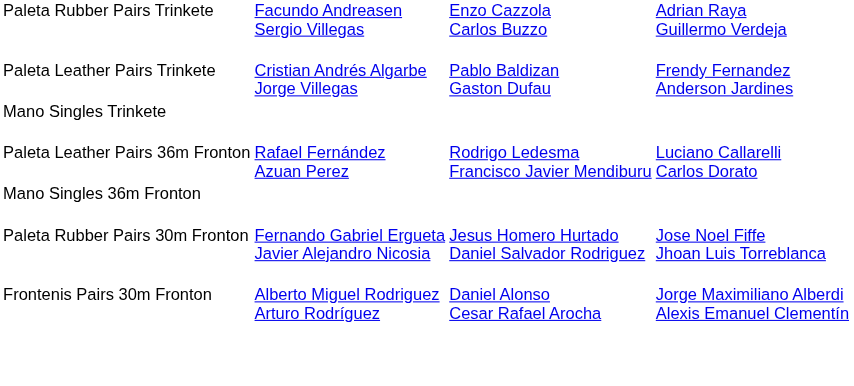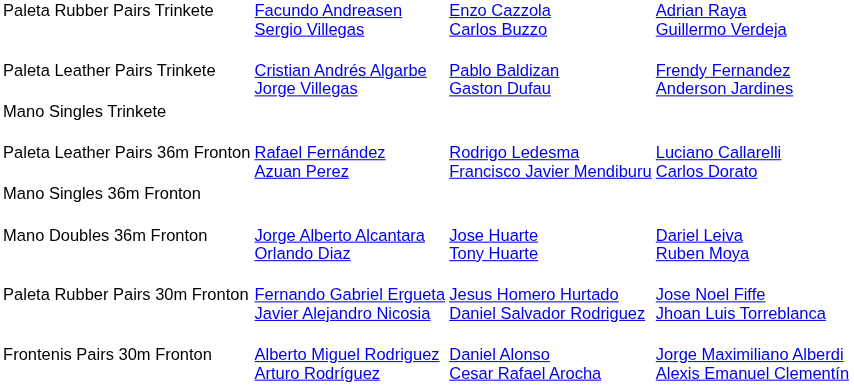+ row: (105, 235)
